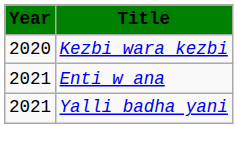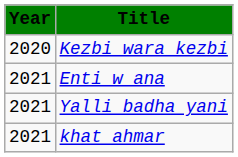+ row: (112, 137)
